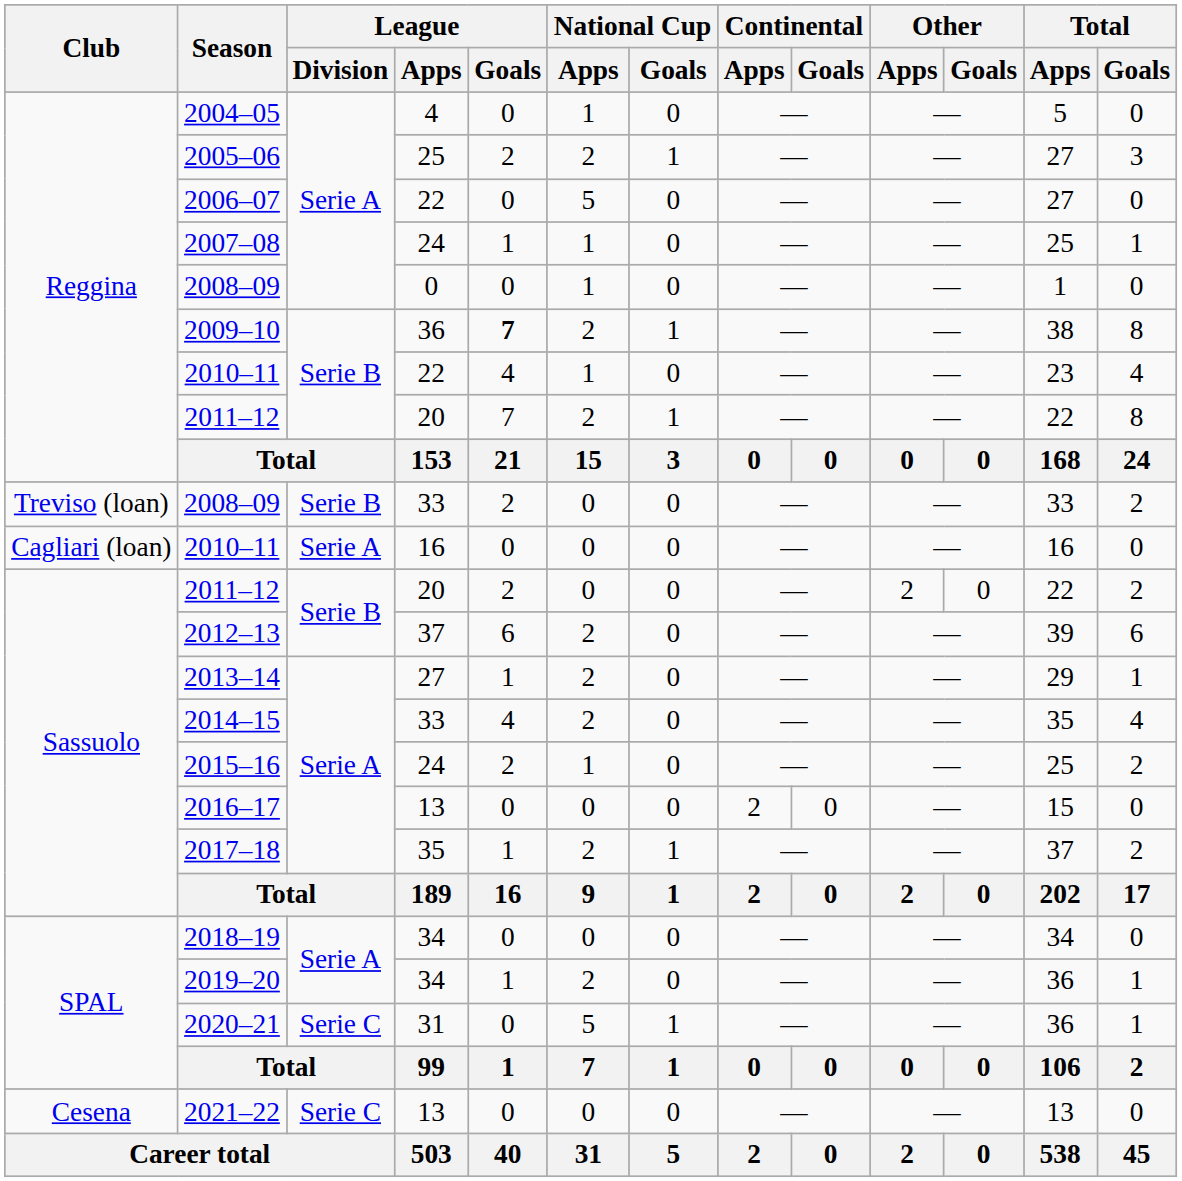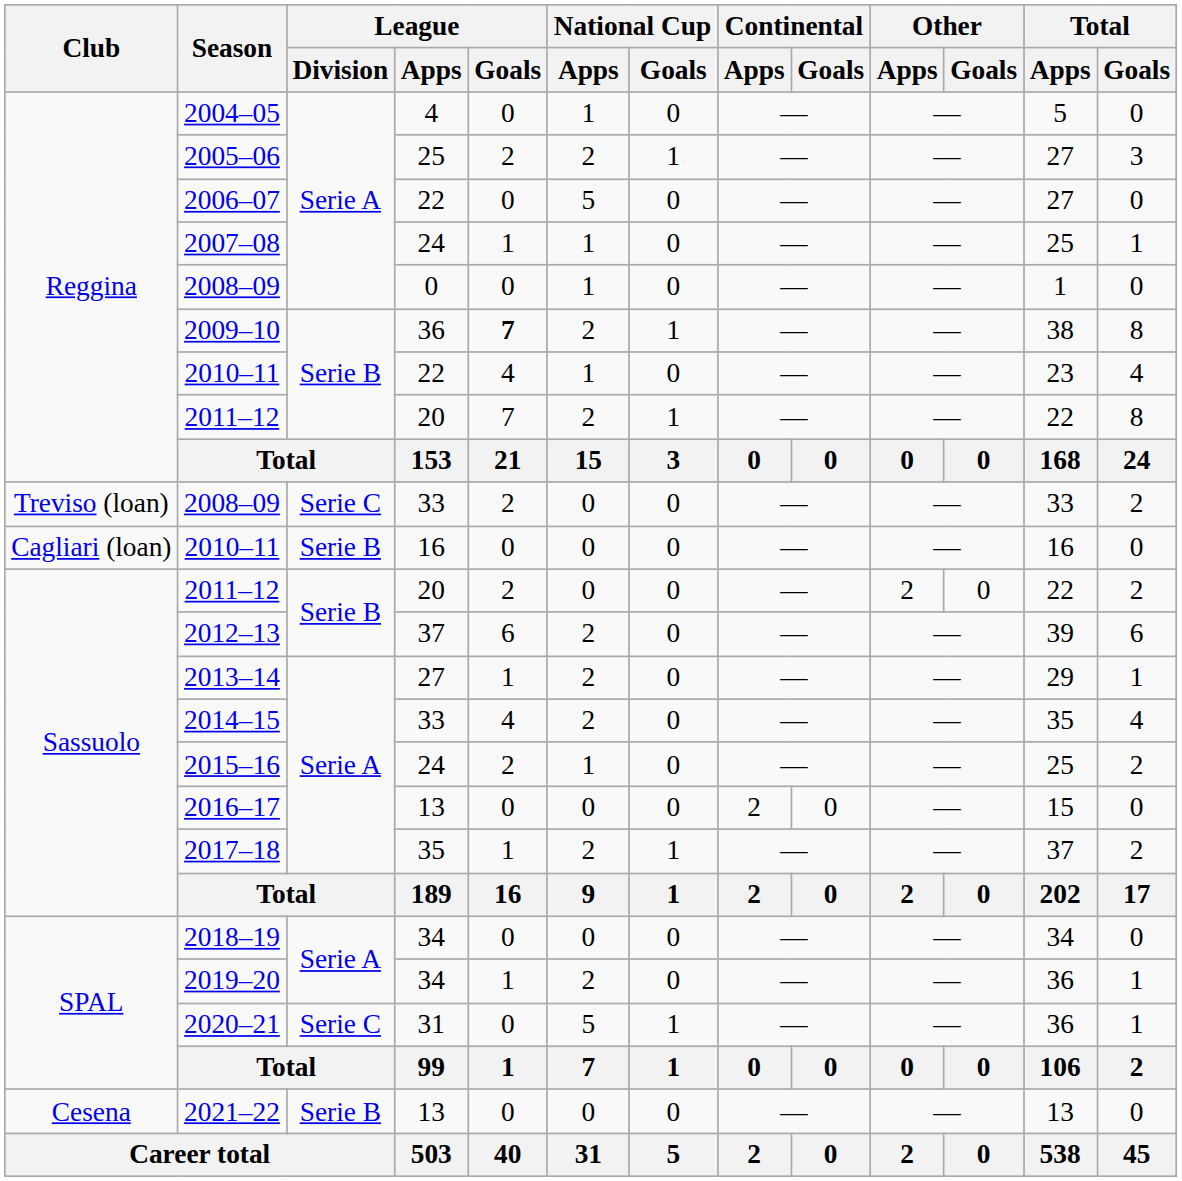(340, 503) Serie B -> (340, 503) Serie C
(340, 546) Serie A -> (340, 546) Serie B
(340, 1110) Serie C -> (340, 1110) Serie B
